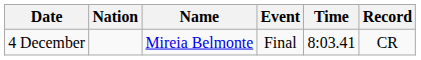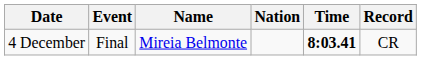columns swapped: (280, 17) <-> (115, 17)
(331, 42) normal -> (332, 42) bold
